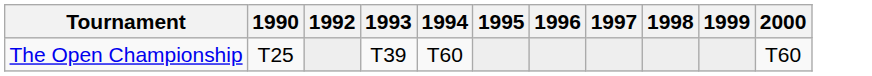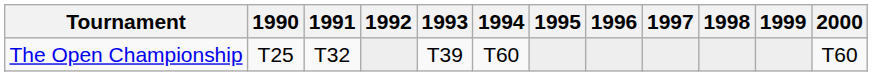+ column: (332, 21)
